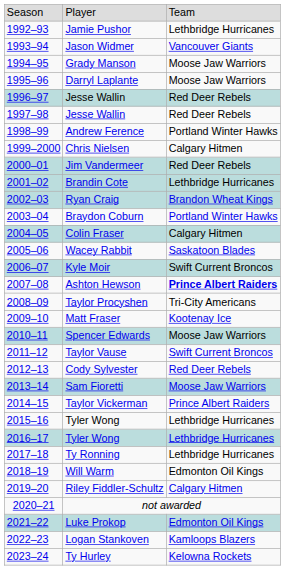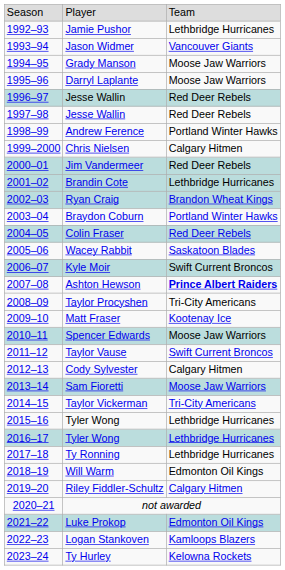(206, 234) Calgary Hitmen -> (210, 234) Red Deer Rebels
(210, 370) Red Deer Rebels -> (206, 370) Calgary Hitmen
(219, 404) Prince Albert Raiders -> (212, 404) Tri-City Americans
